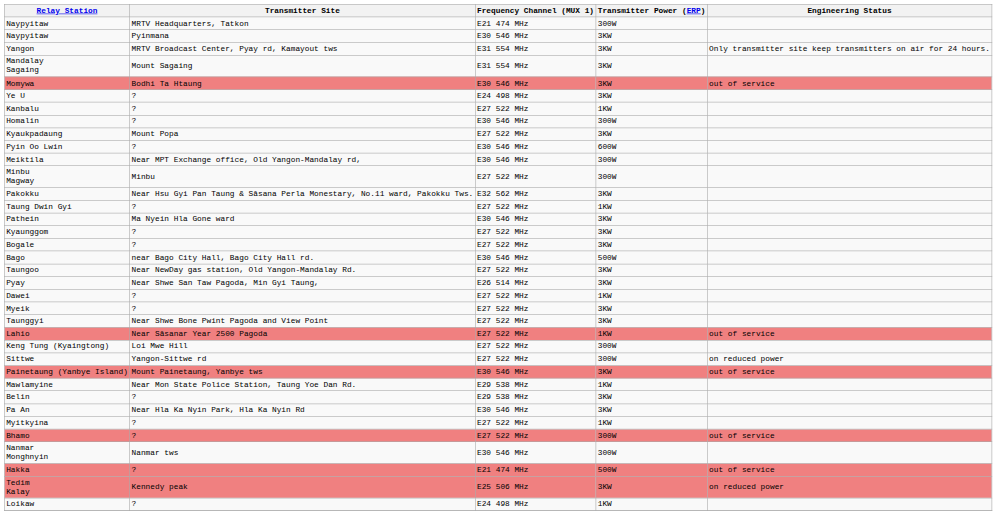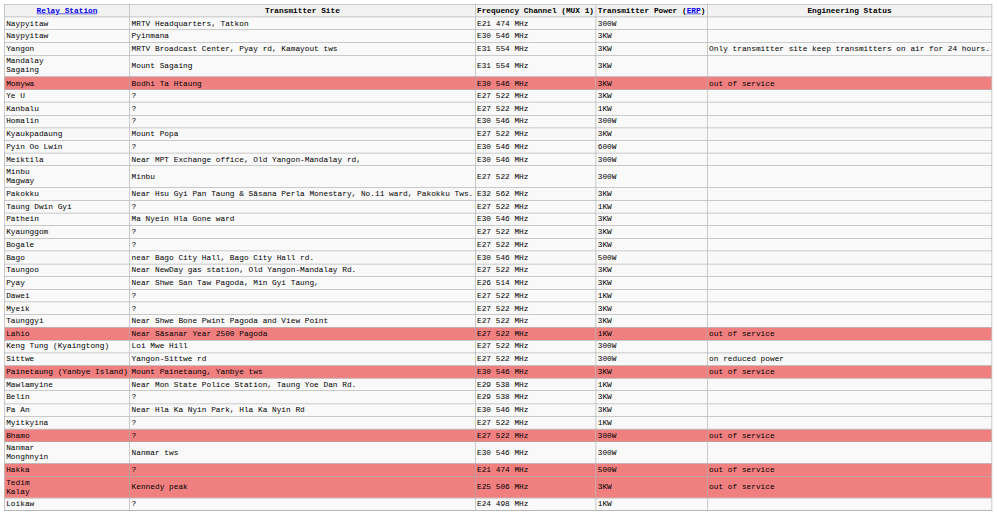(503, 96) E24 498 MHz -> (503, 96) E27 522 MHz
(747, 487) on reduced power -> (742, 487) out of service
